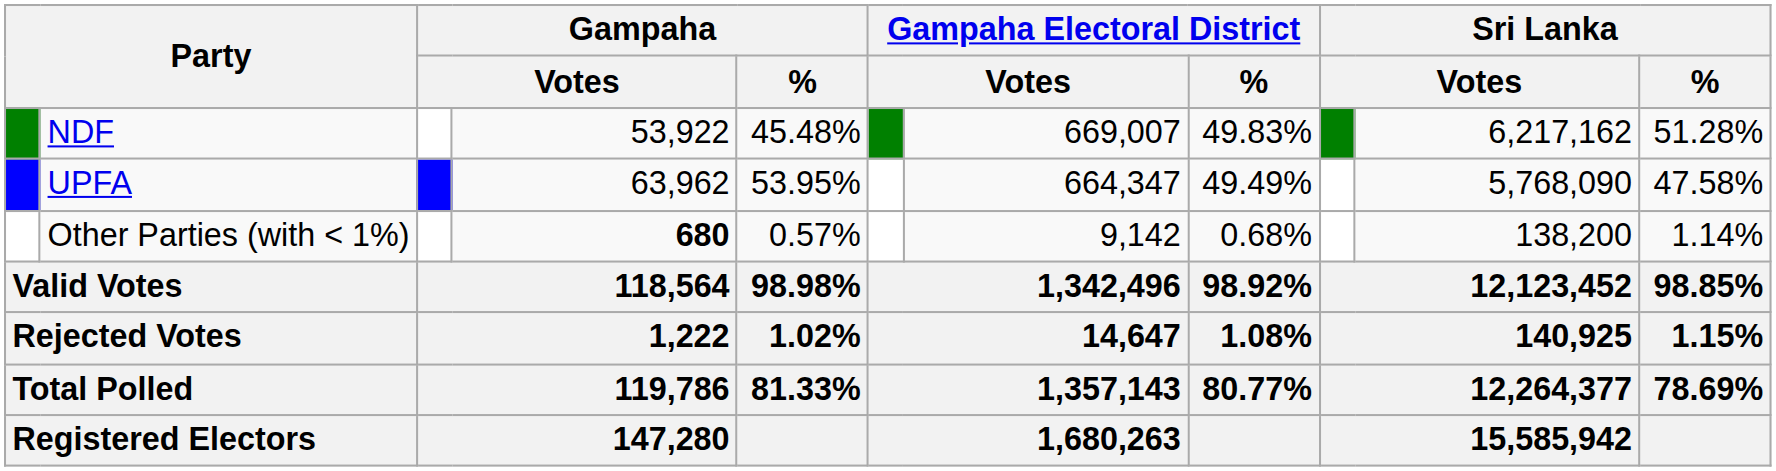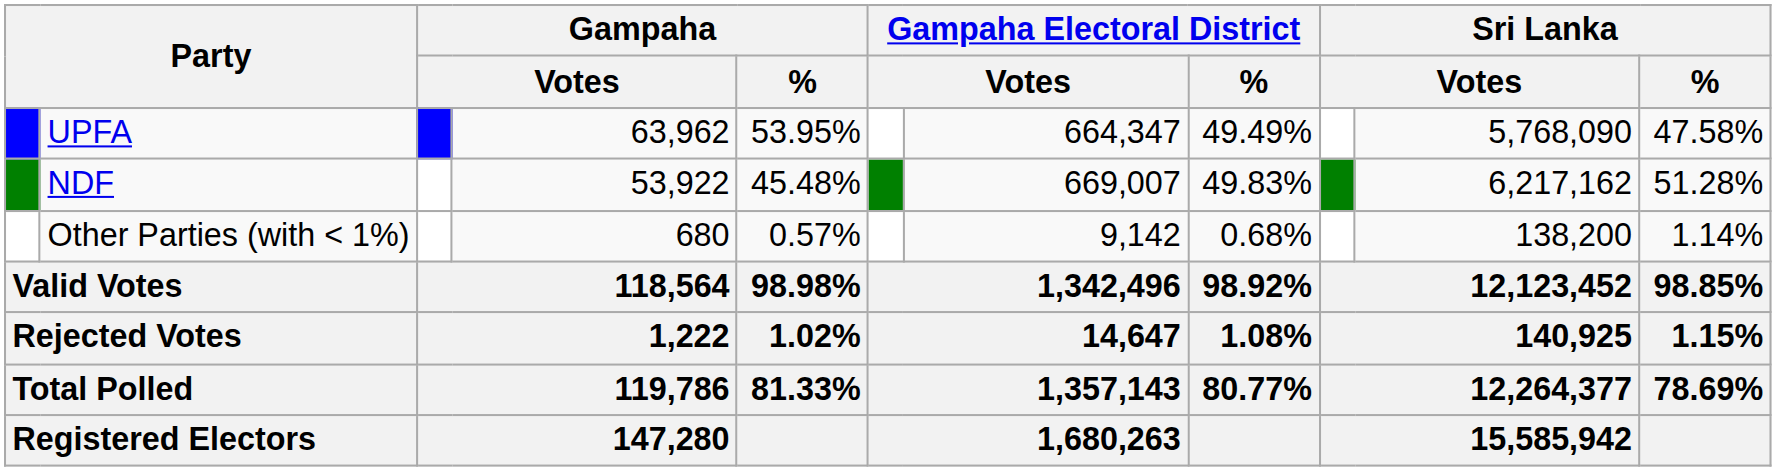rows swapped: (90, 183) <-> (81, 132)
(703, 235) bold -> (703, 235) normal
